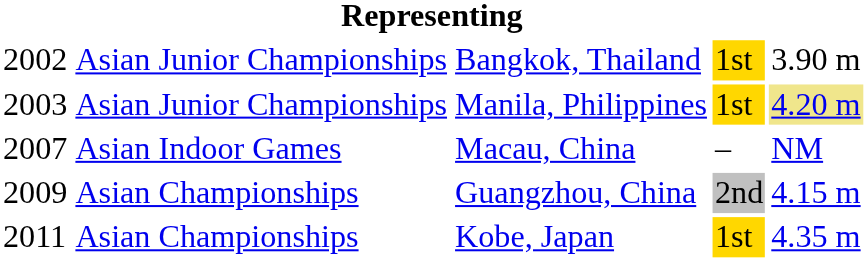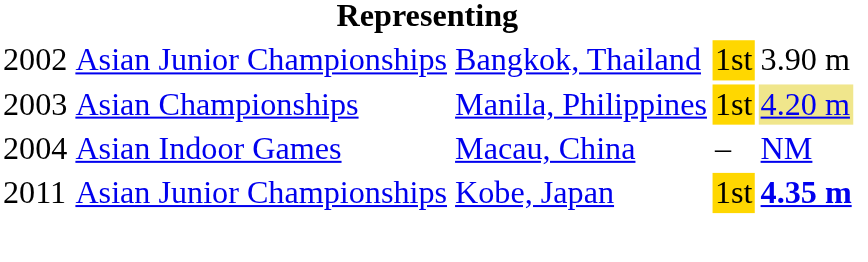(261, 104) Asian Junior Championships -> (217, 104) Asian Championships
(35, 148) 2007 -> (35, 148) 2004
- row: (576, 192)
(217, 236) Asian Championships -> (261, 192) Asian Junior Championships
(816, 236) normal -> (806, 192) bold
